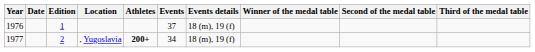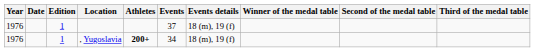(15, 40) 1977 -> (15, 40) 1976
(62, 40) 2 -> (62, 40) 1
